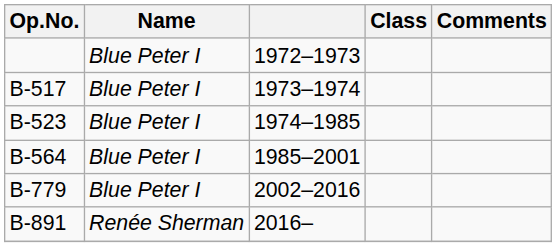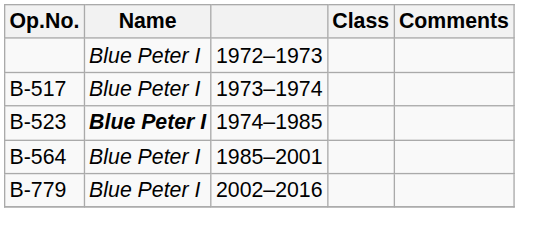(145, 122) normal -> (148, 122) bold
- row: (38, 223)
